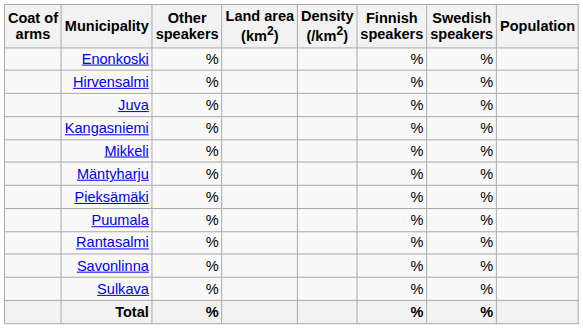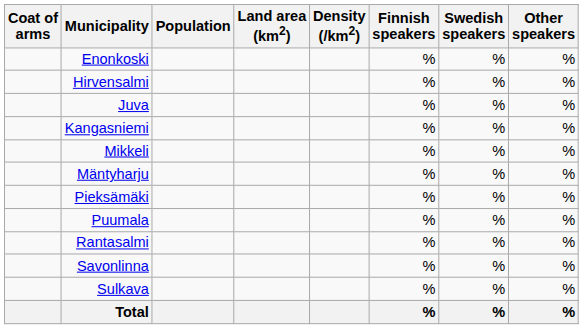columns swapped: (538, 26) <-> (187, 26)
